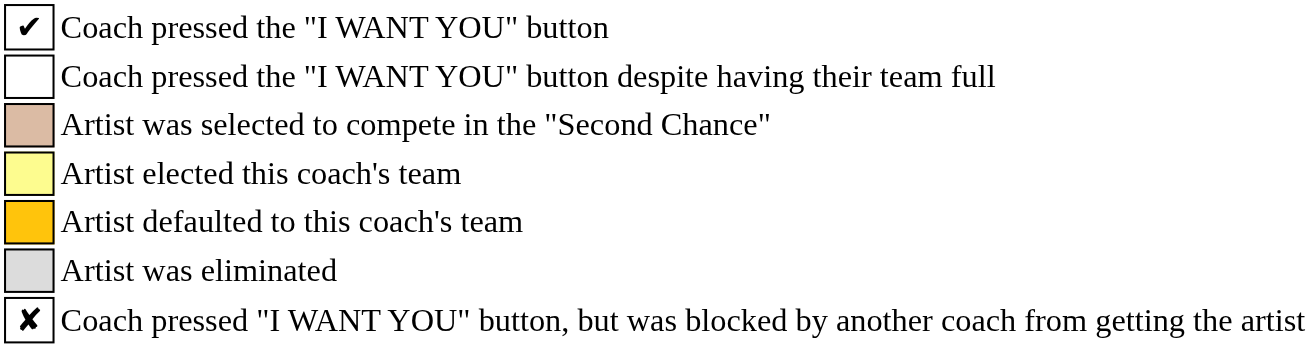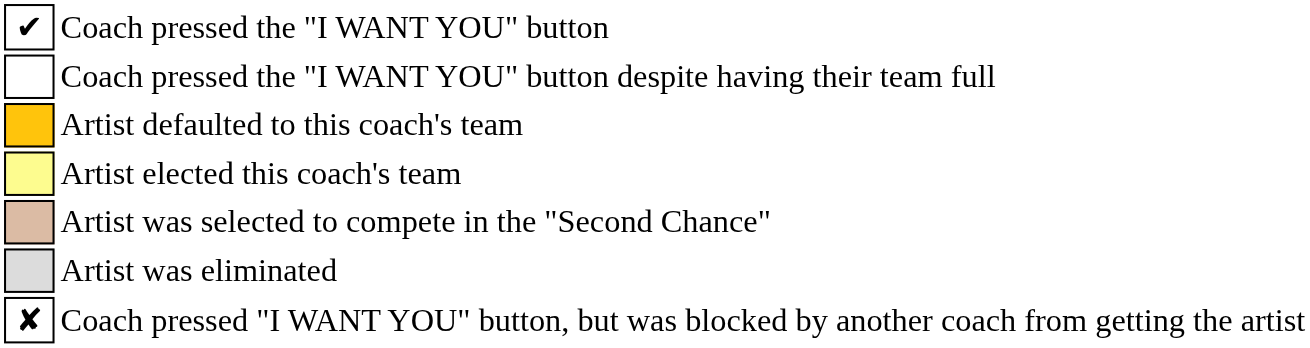rows swapped: (292, 221) <-> (416, 124)
